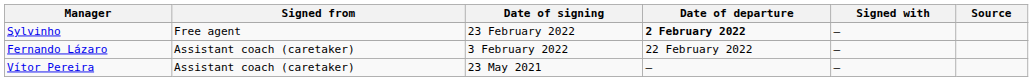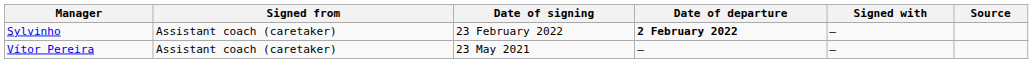(208, 32) Free agent -> (246, 32) Assistant coach (caretaker)
- row: (57, 50)
